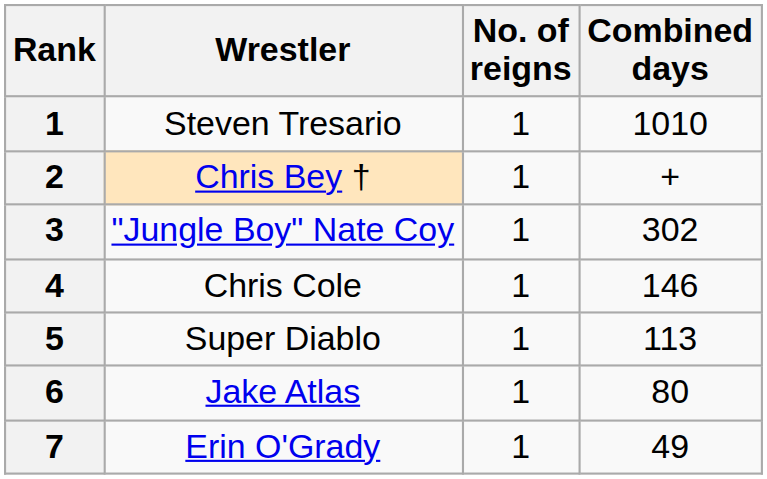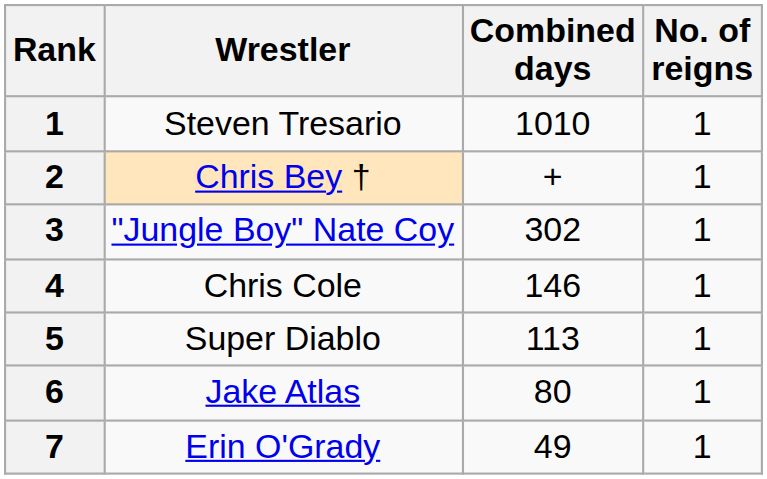columns swapped: (521, 50) <-> (670, 50)
